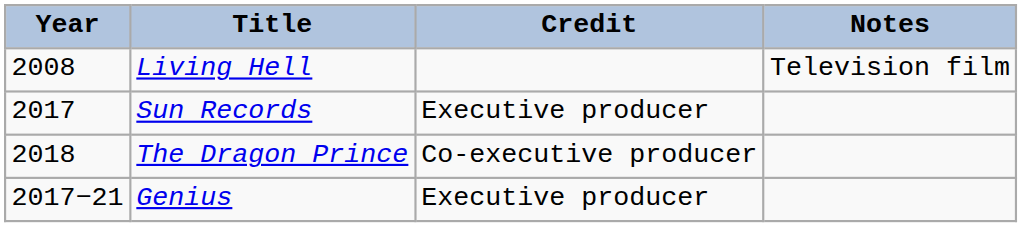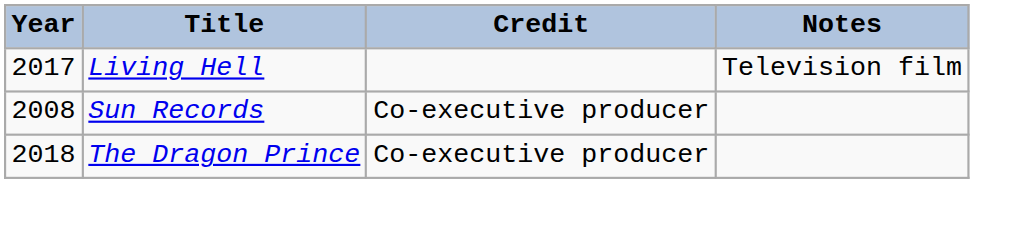(44, 70) 2008 -> (44, 70) 2017
(44, 113) 2017 -> (44, 113) 2008
(565, 113) Executive producer -> (541, 113) Co-executive producer
- row: (184, 199)
